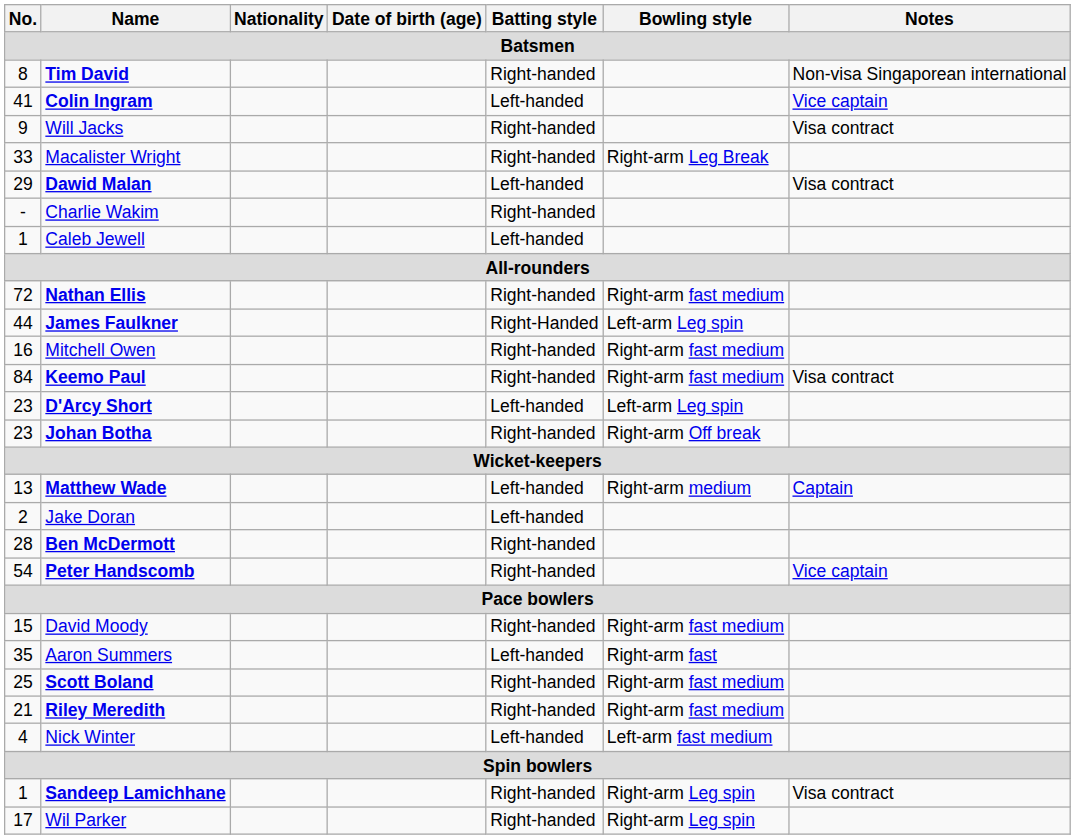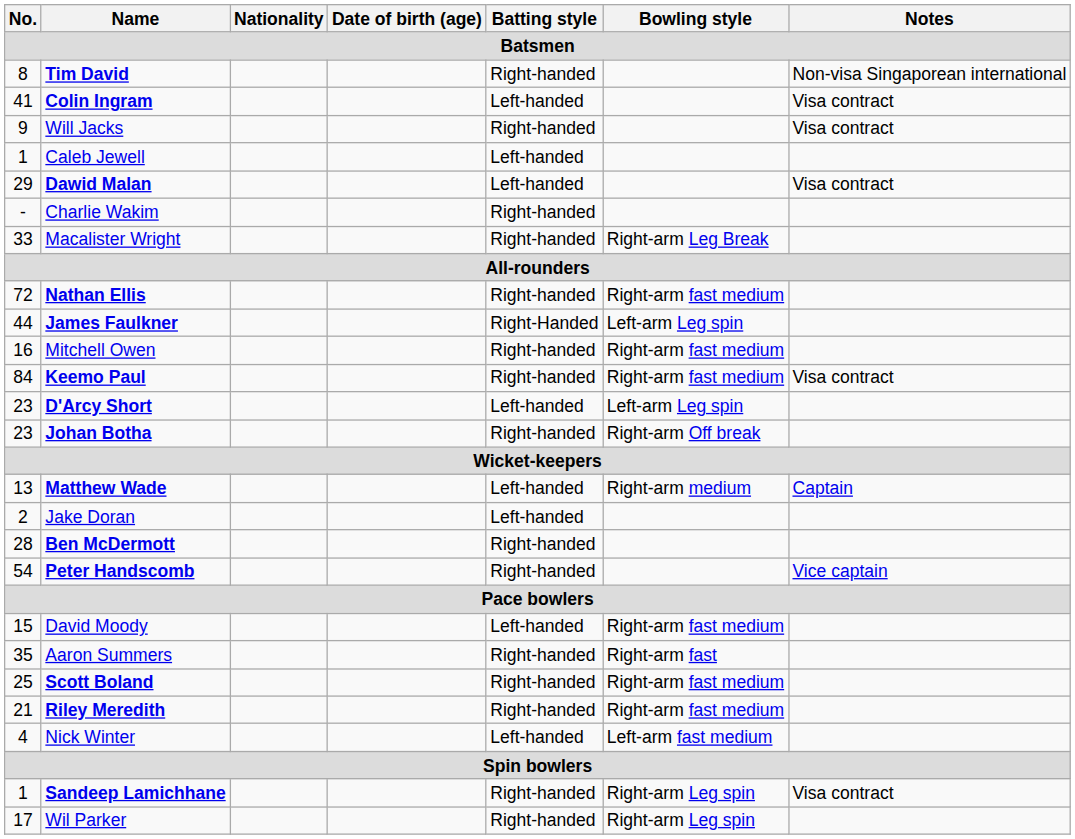(840, 101) Vice captain -> (843, 101) Visa contract
rows swapped: (95, 239) <-> (113, 156)
(543, 626) Right-handed -> (537, 626) Left-handed
(537, 654) Left-handed -> (543, 654) Right-handed
